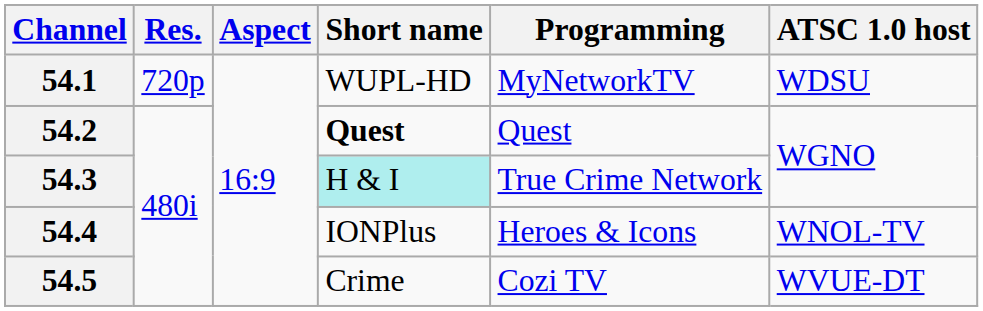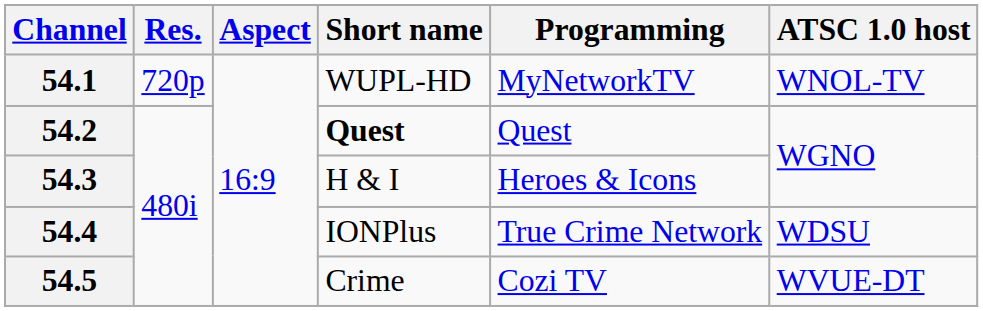(823, 79) WDSU -> (851, 79) WNOL-TV
(362, 180) paleturquoise background -> (362, 180) no background
(630, 180) True Crime Network -> (597, 180) Heroes & Icons
(597, 230) Heroes & Icons -> (630, 230) True Crime Network
(851, 230) WNOL-TV -> (823, 230) WDSU
